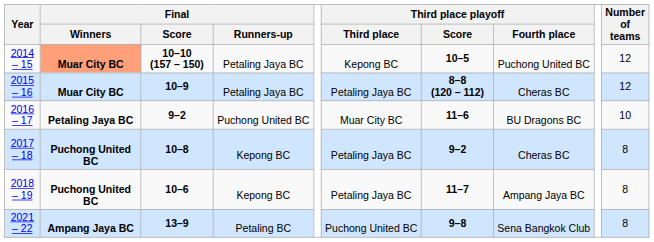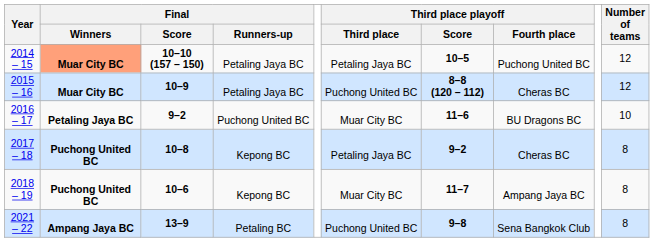(371, 65) Kepong BC -> (371, 65) Petaling Jaya BC
(371, 93) Petaling Jaya BC -> (371, 93) Puchong United BC
(371, 195) Petaling Jaya BC -> (371, 195) Muar City BC
